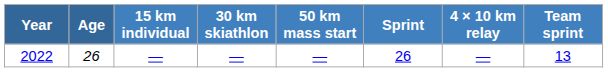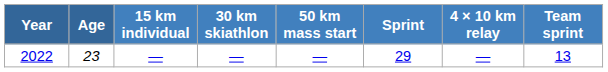(91, 56) 26 -> (91, 56) 23
(403, 56) 26 -> (403, 56) 29
